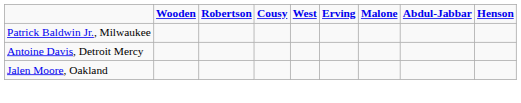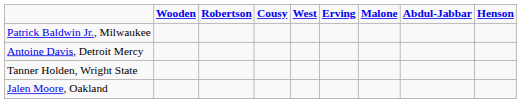+ row: (72, 70)
